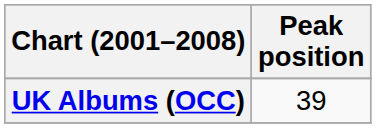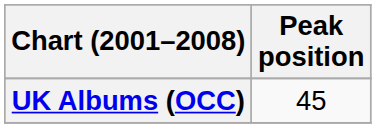(311, 100) 39 -> (311, 100) 45
